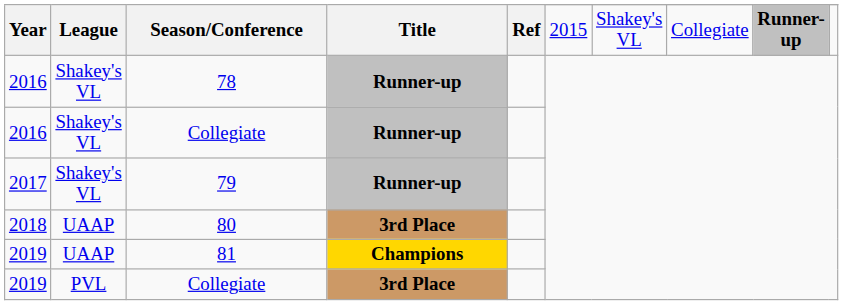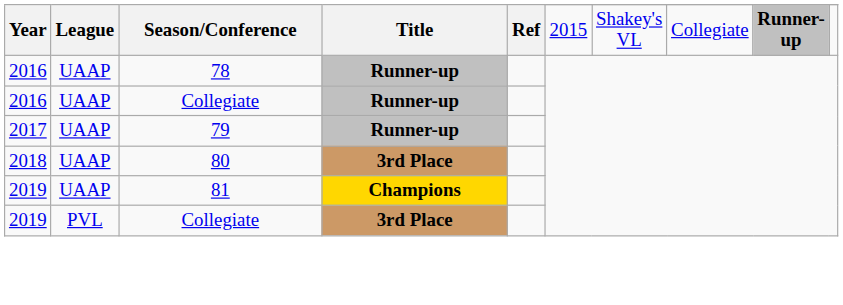(89, 81) Shakey's VL -> (85, 70) UAAP
(89, 132) Shakey's VL -> (85, 100) UAAP
(89, 183) Shakey's VL -> (85, 130) UAAP
